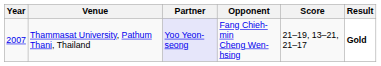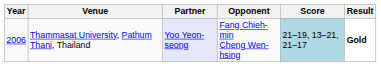(16, 40) 2007 -> (16, 40) 2006
(311, 40) no background -> (311, 40) lightblue background
